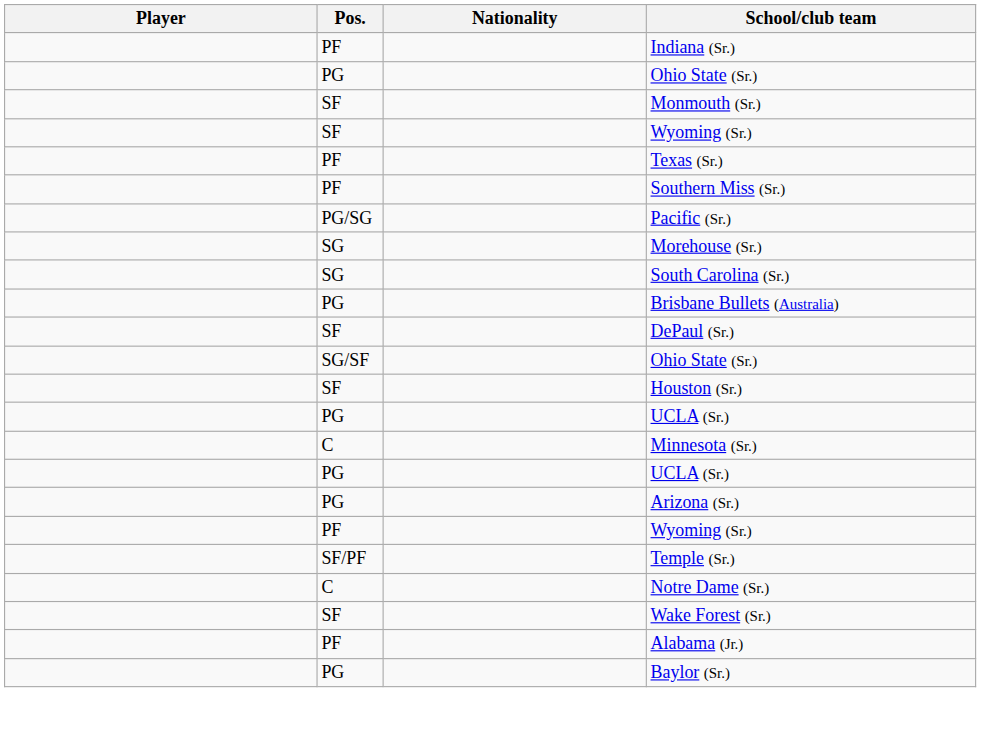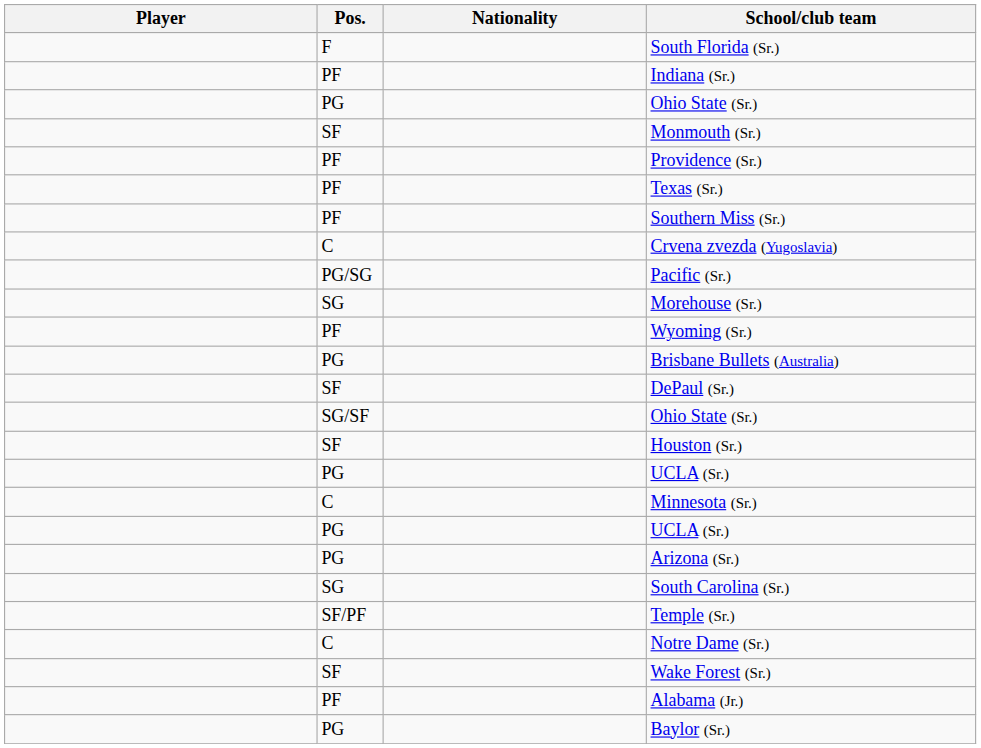+ row: (326, 47)
+ row: (331, 160)
- row: (331, 132)
+ row: (327, 246)
rows swapped: (333, 274) <-> (331, 530)
